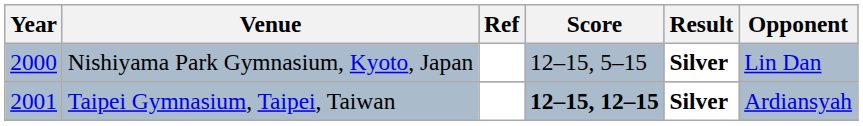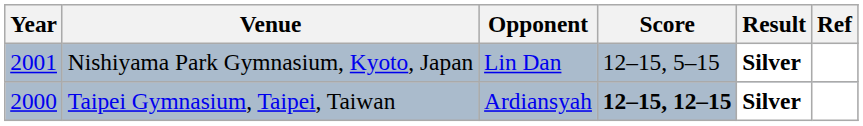columns swapped: (798, 23) <-> (502, 23)
(34, 62) 2000 -> (34, 62) 2001
(34, 101) 2001 -> (34, 101) 2000
